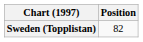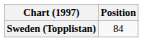(118, 28) 82 -> (118, 28) 84
